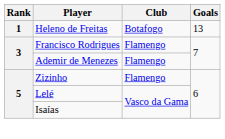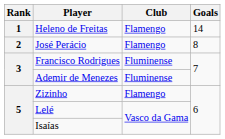(144, 28) Botafogo -> (145, 28) Flamengo
(198, 28) 13 -> (198, 28) 14
+ row: (61, 45)
(145, 45) Flamengo -> (148, 61) Fluminense
(145, 61) Flamengo -> (148, 77) Fluminense
